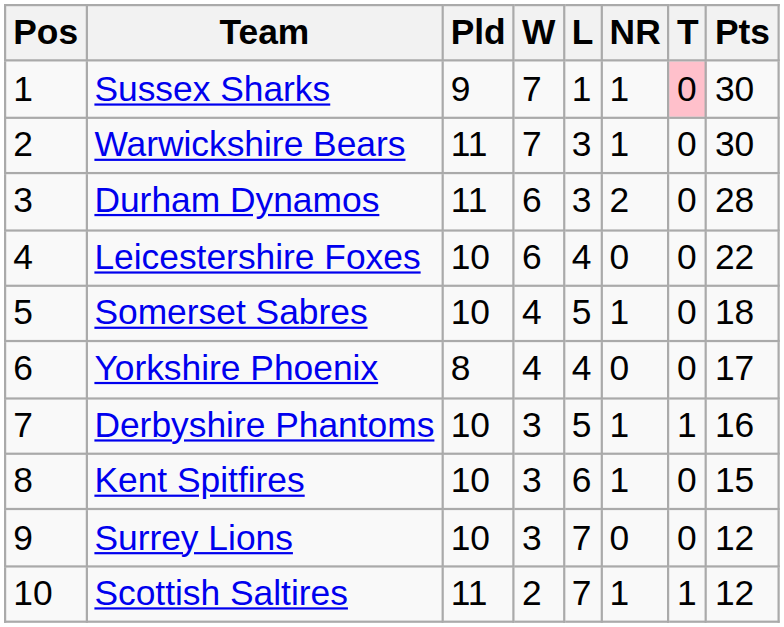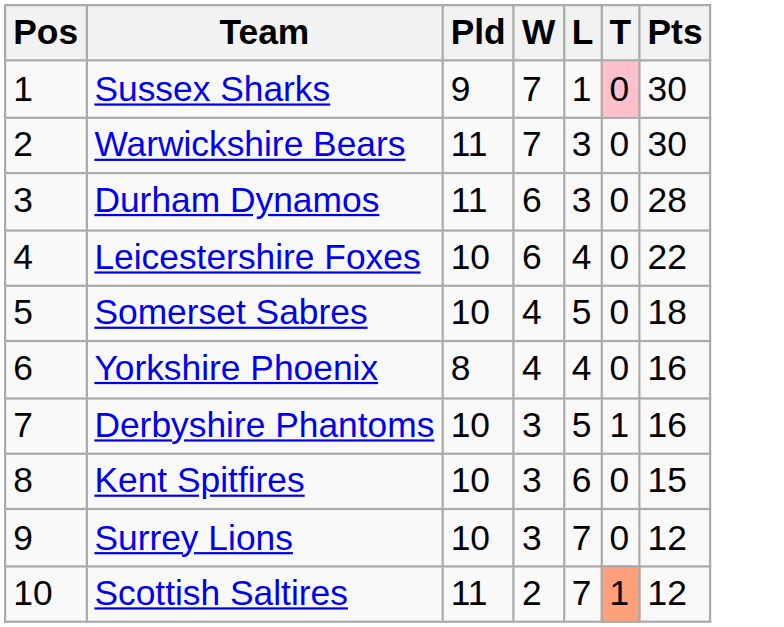- column: (635, 32)
(735, 369) 17 -> (667, 369) 16
(687, 593) no background -> (619, 593) lightsalmon background
